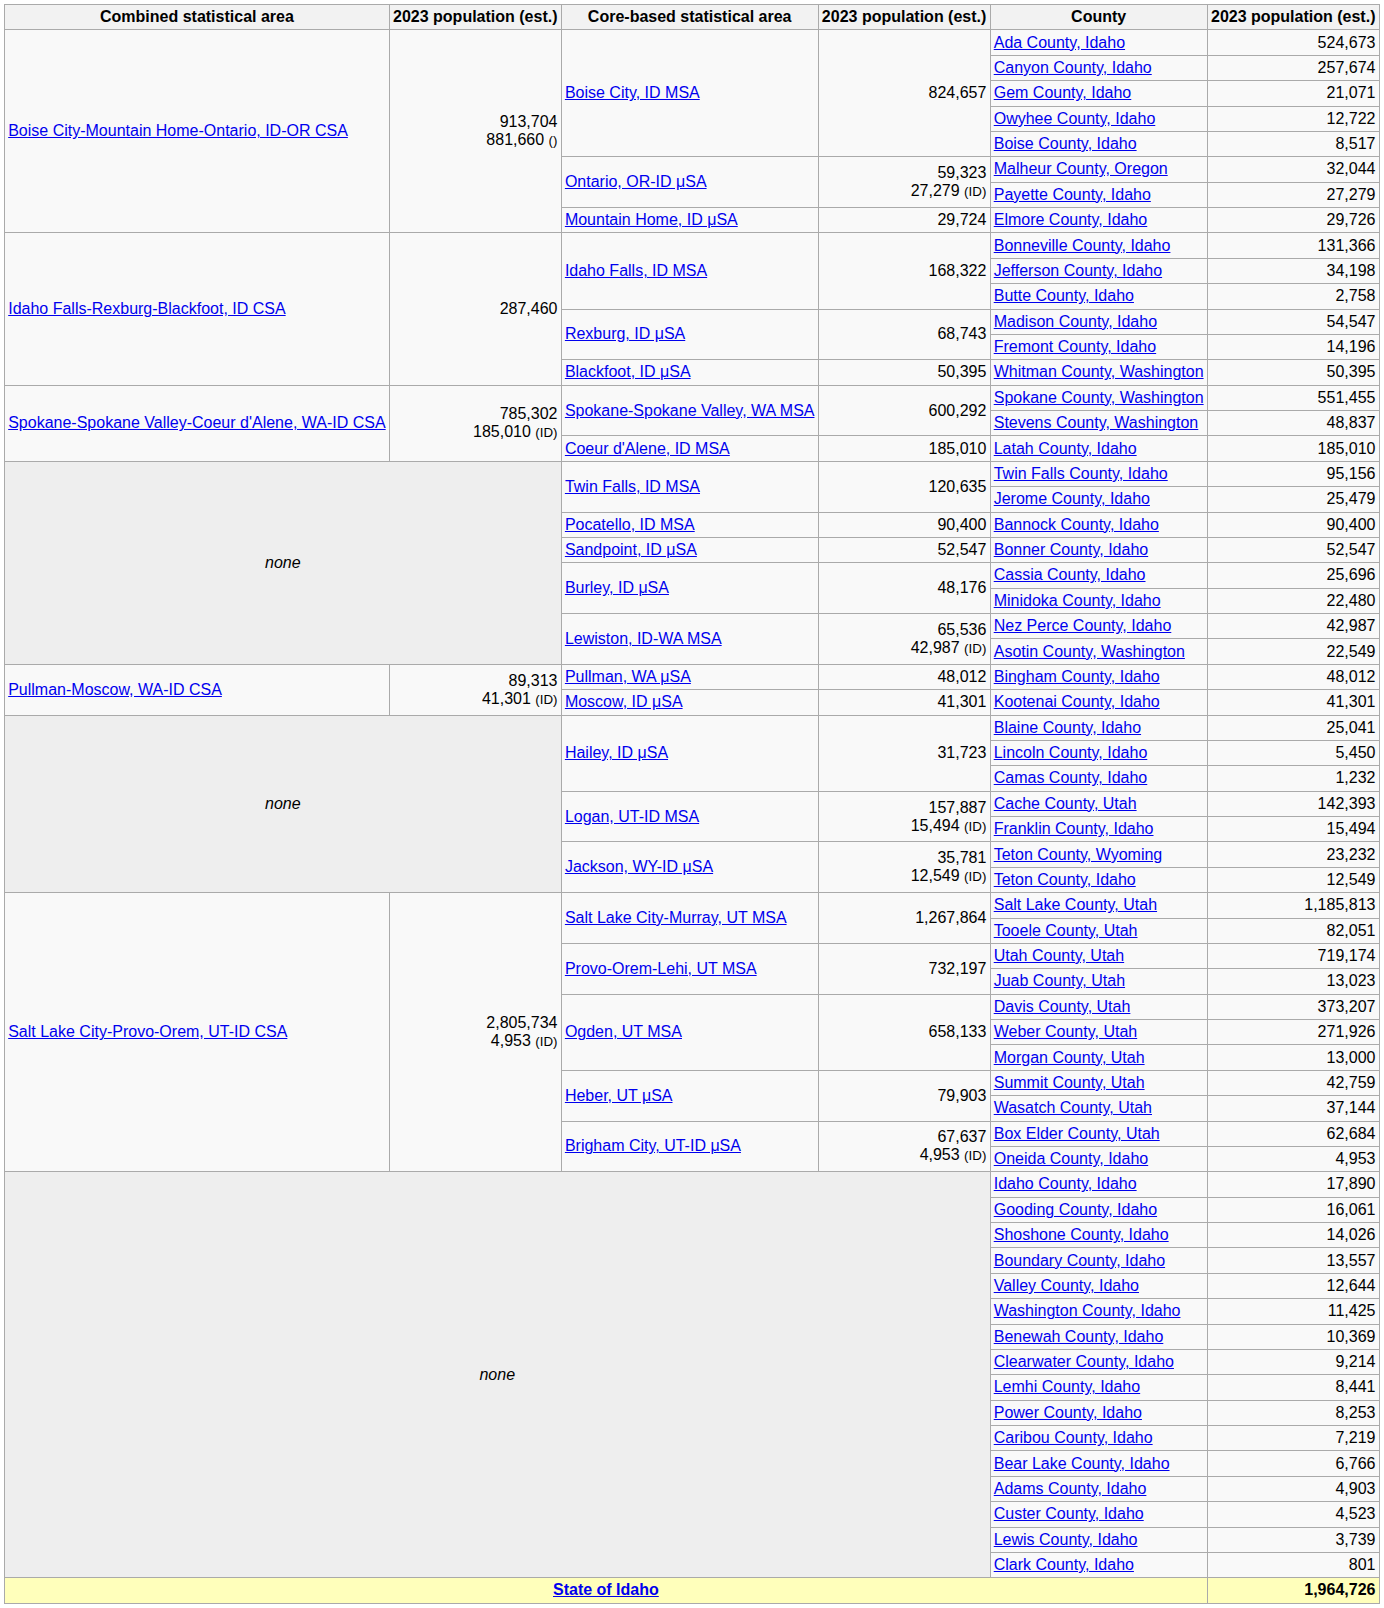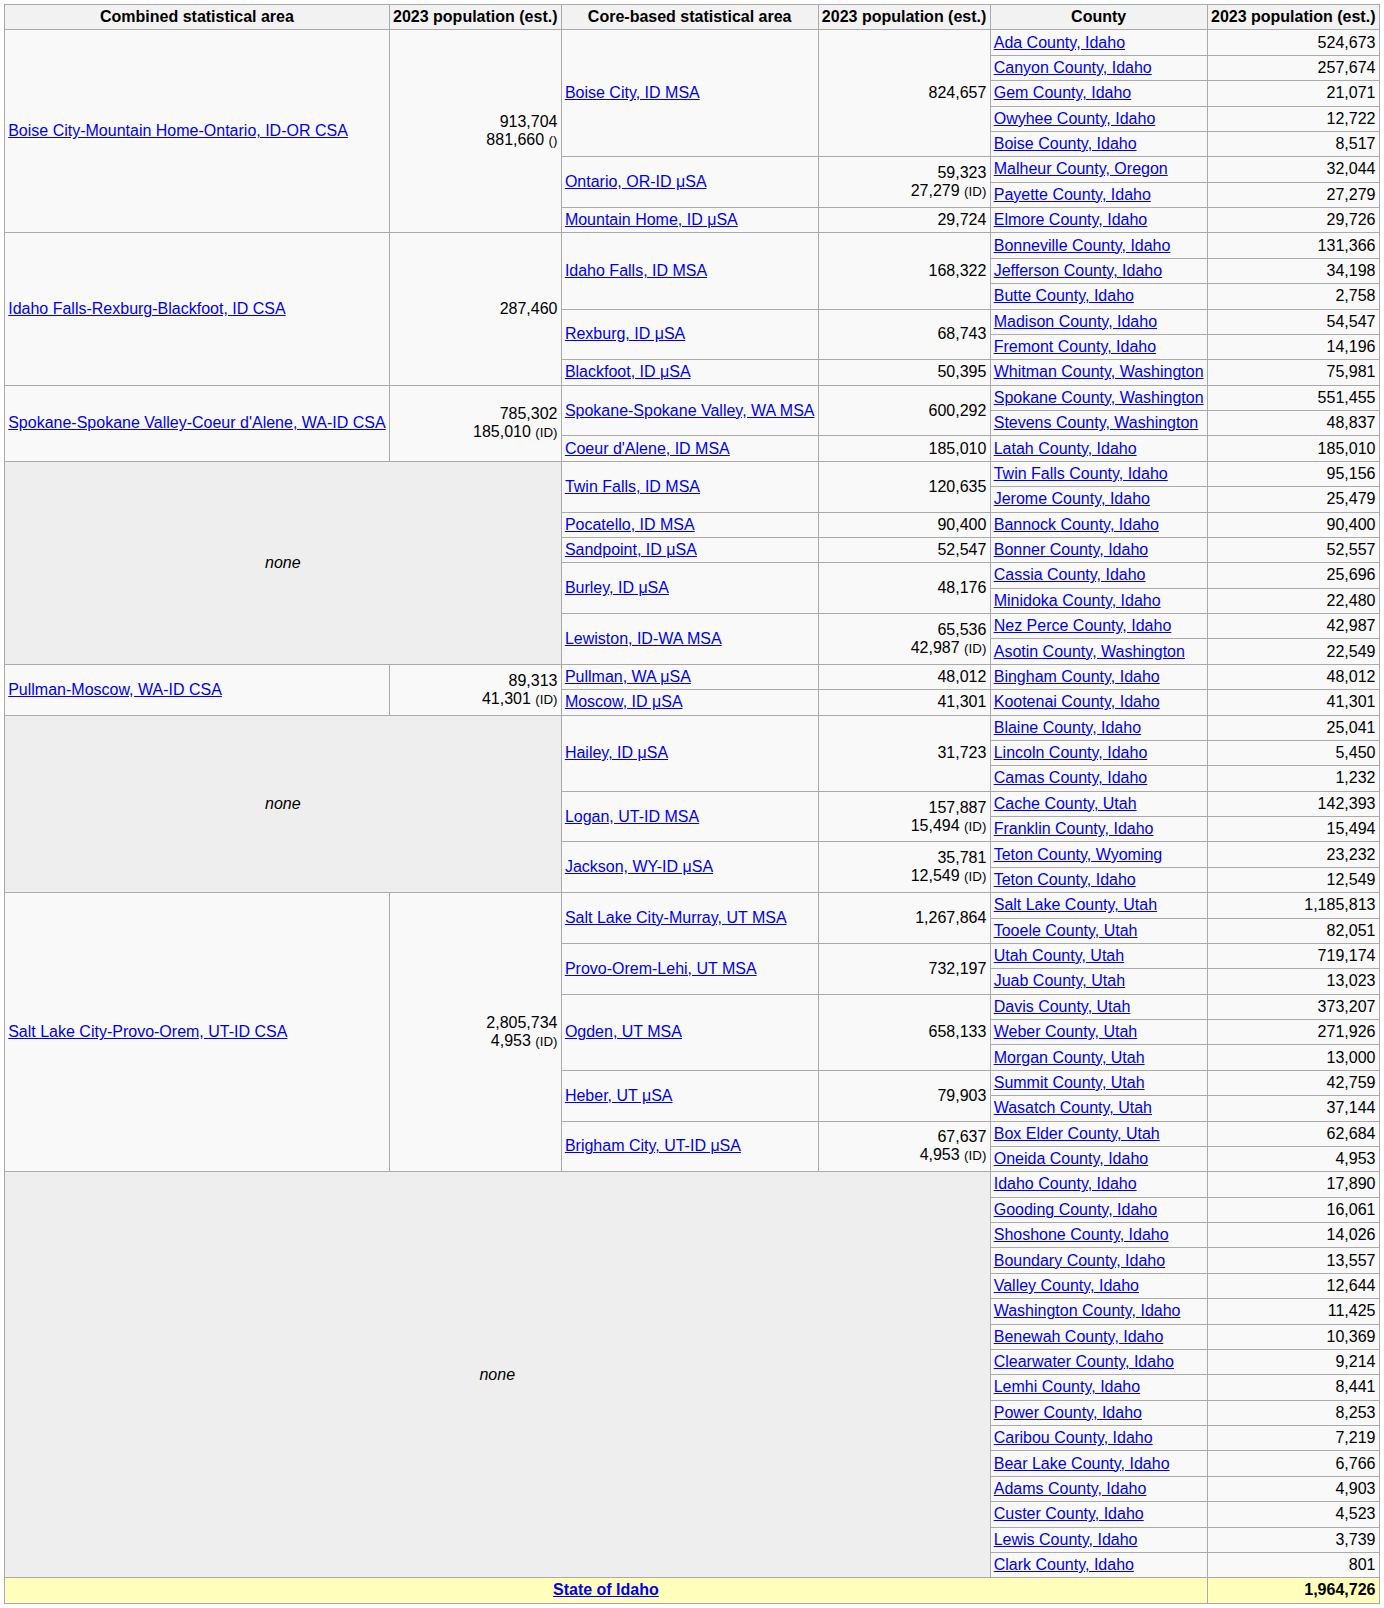(1351, 372) 50,395 -> (1351, 372) 75,981
(1351, 550) 52,547 -> (1351, 550) 52,557
